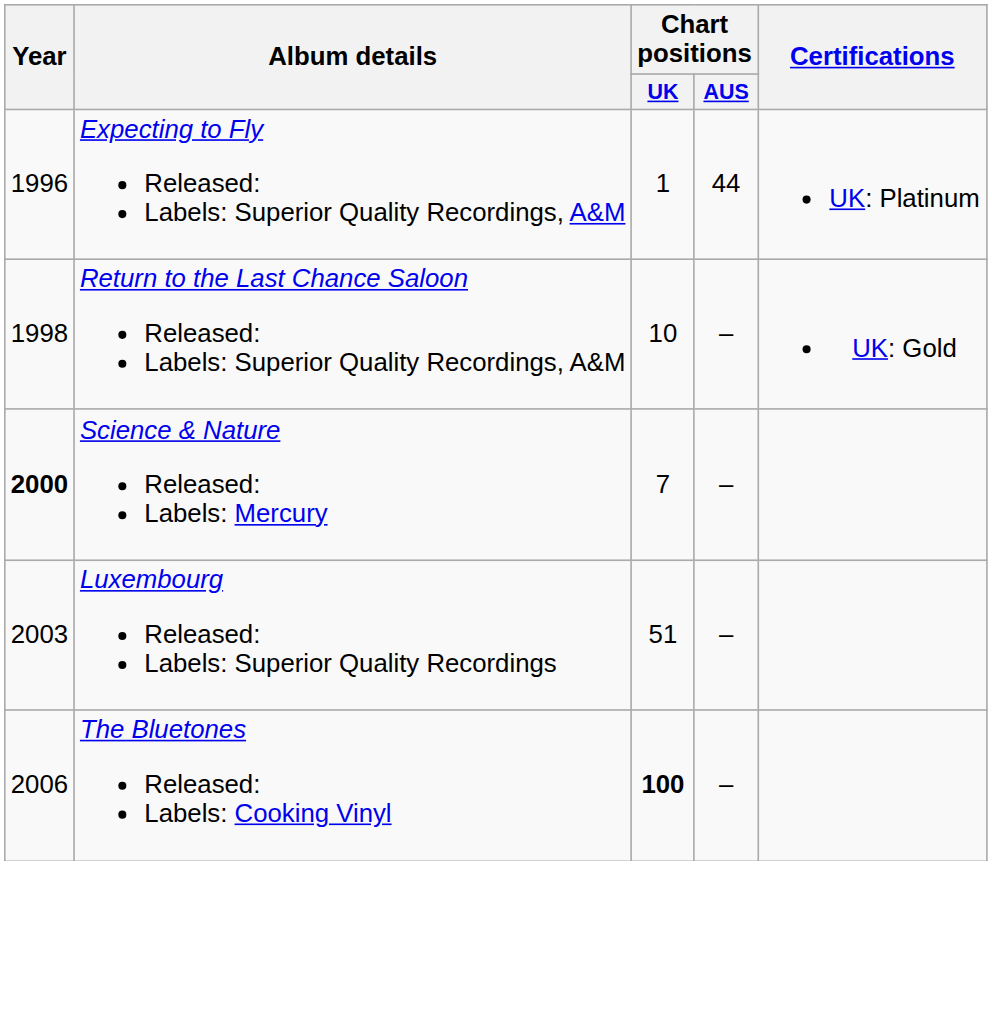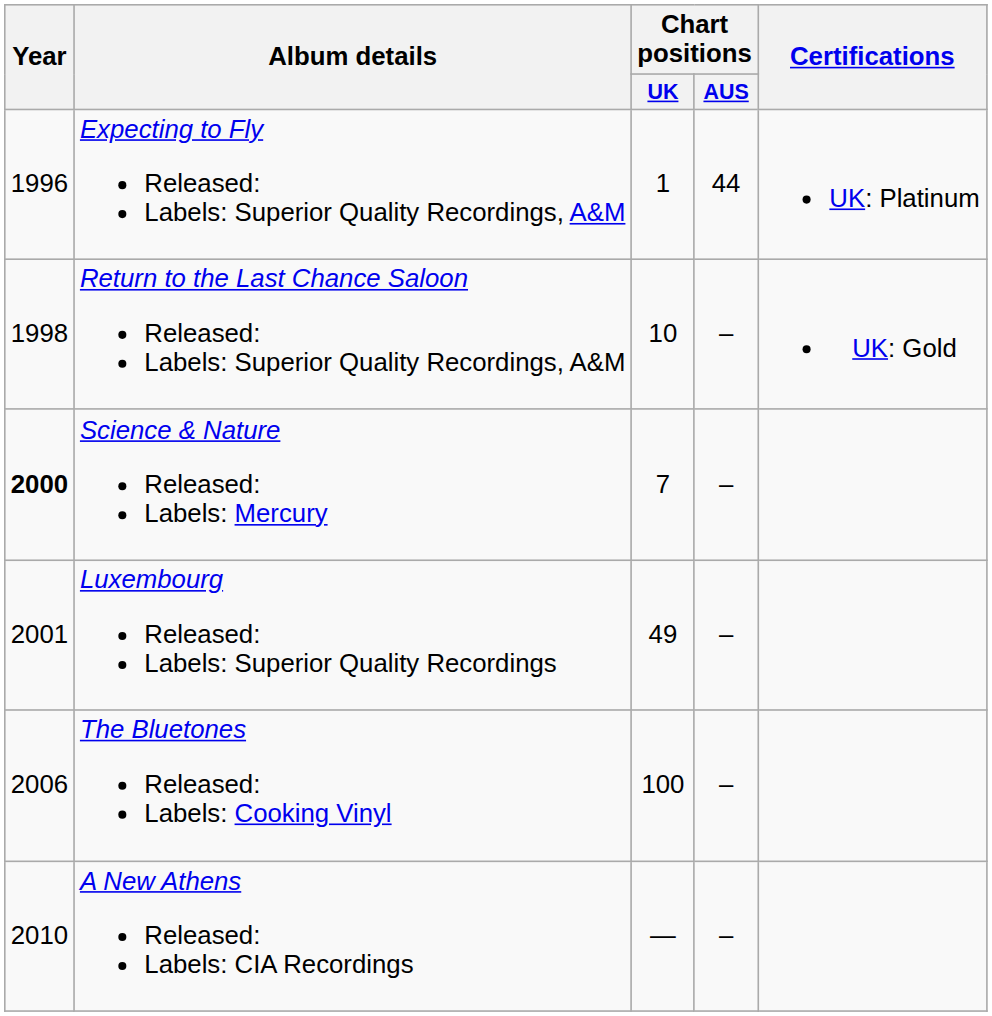(39, 634) 2003 -> (39, 634) 2001
(663, 634) 51 -> (663, 634) 49
(663, 785) bold -> (663, 785) normal
+ row: (353, 923)
